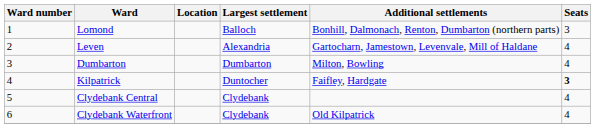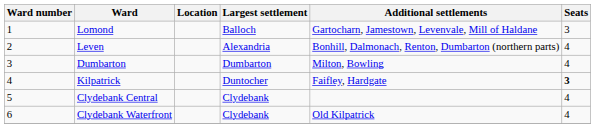(436, 30) Bonhill, Dalmonach, Renton, Dumbarton (northern parts) -> (425, 30) Gartocharn, Jamestown, Levenvale, Mill of Haldane
(425, 47) Gartocharn, Jamestown, Levenvale, Mill of Haldane -> (436, 47) Bonhill, Dalmonach, Renton, Dumbarton (northern parts)
